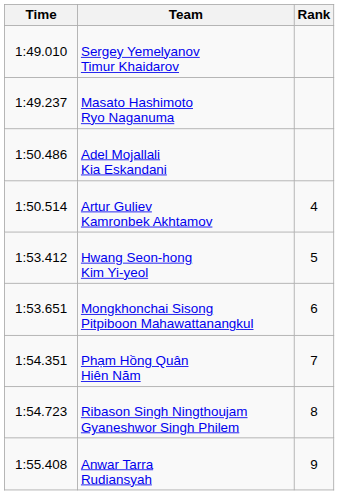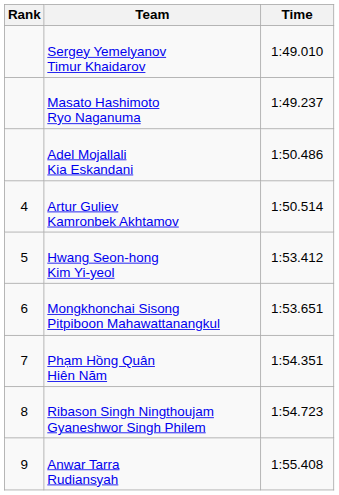columns swapped: (314, 15) <-> (41, 15)
